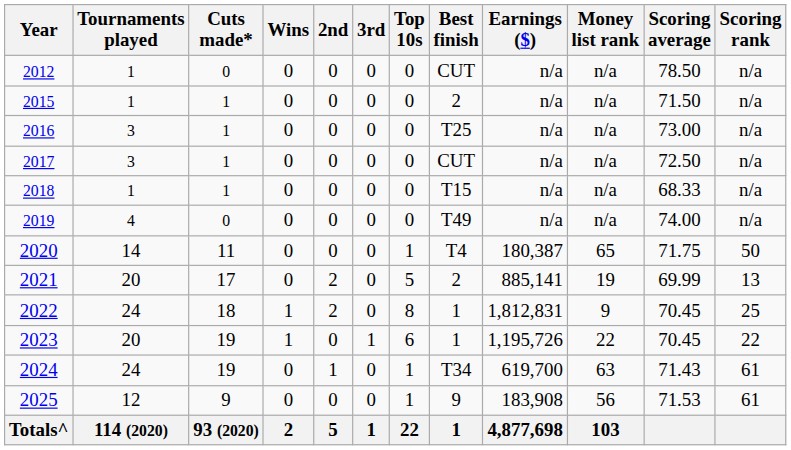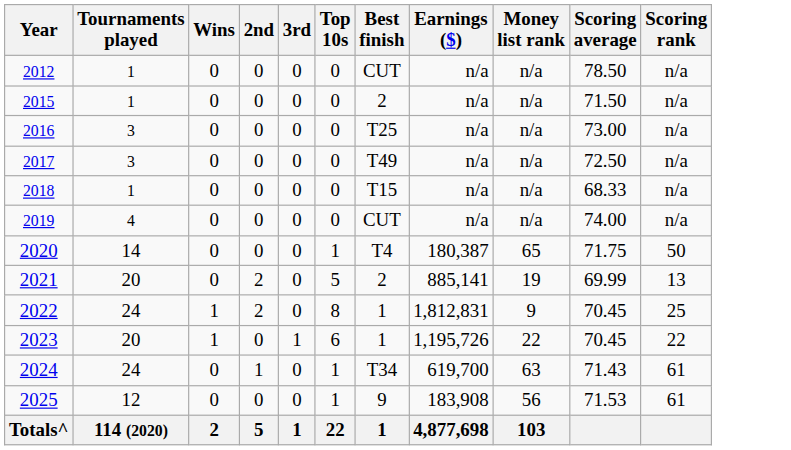- column: (226, 30)
(456, 160) CUT -> (382, 160) T49
(456, 220) T49 -> (382, 220) CUT
